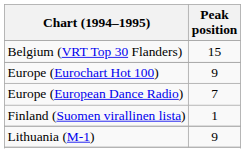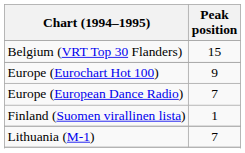(215, 136) 9 -> (215, 136) 7
